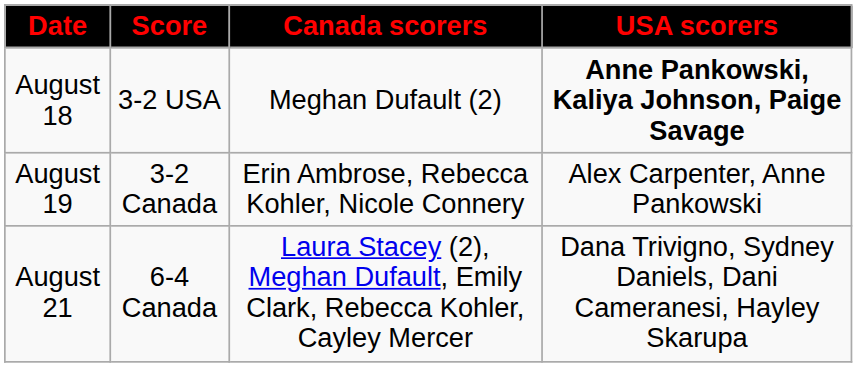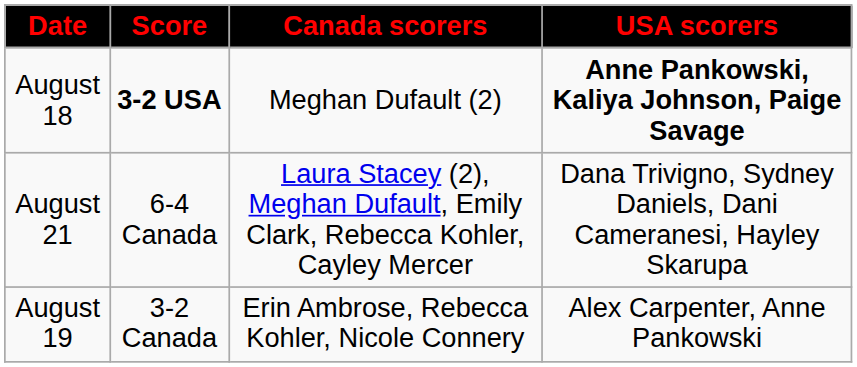(169, 99) normal -> (169, 99) bold
rows swapped: (58, 188) <-> (58, 293)
